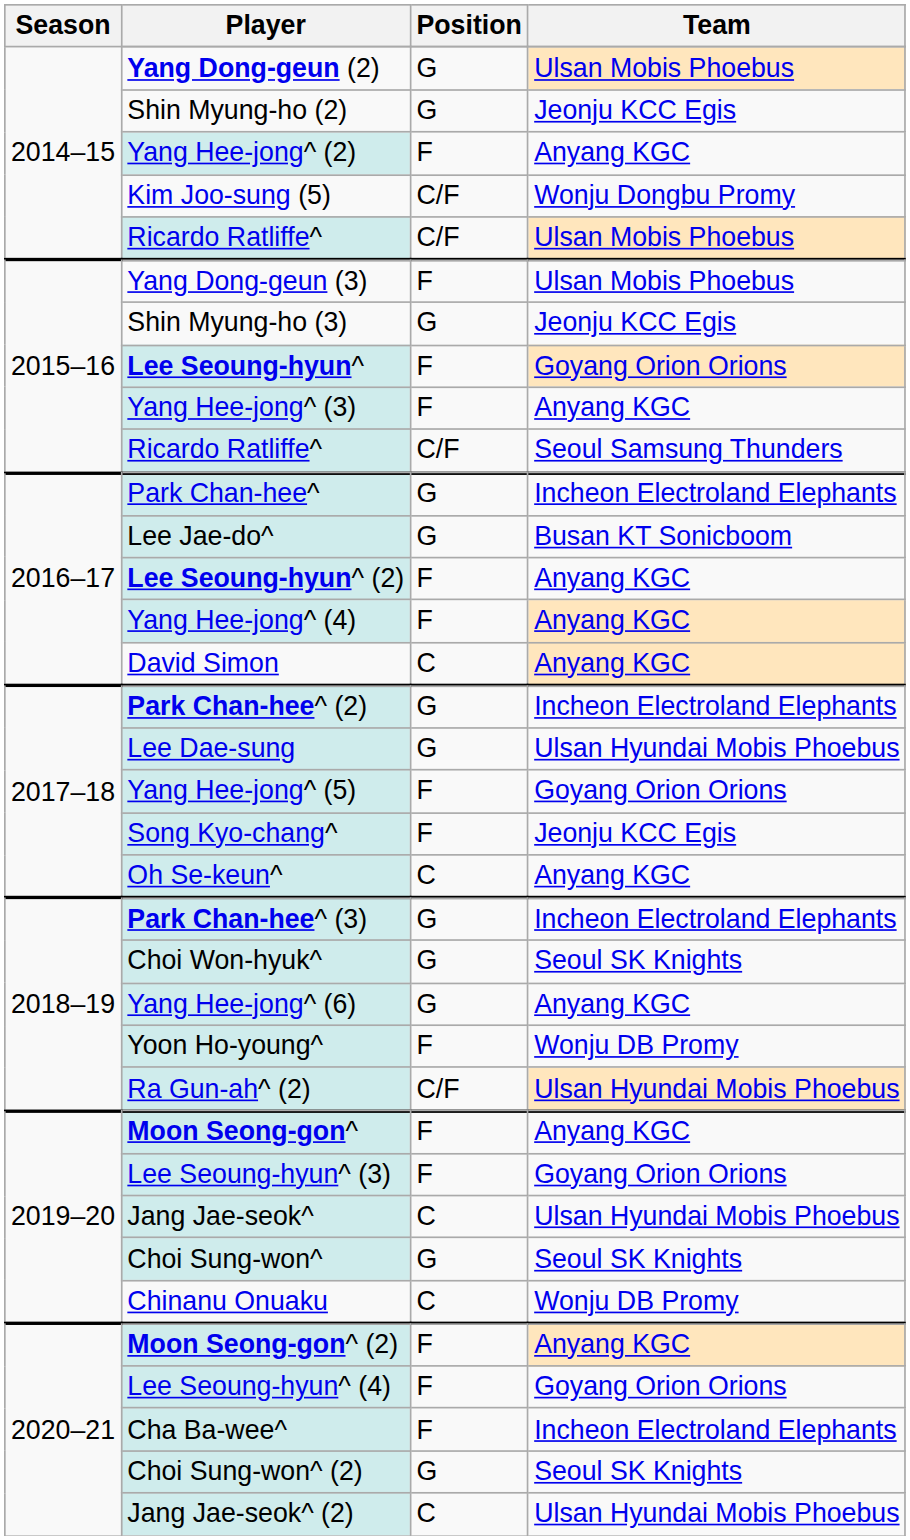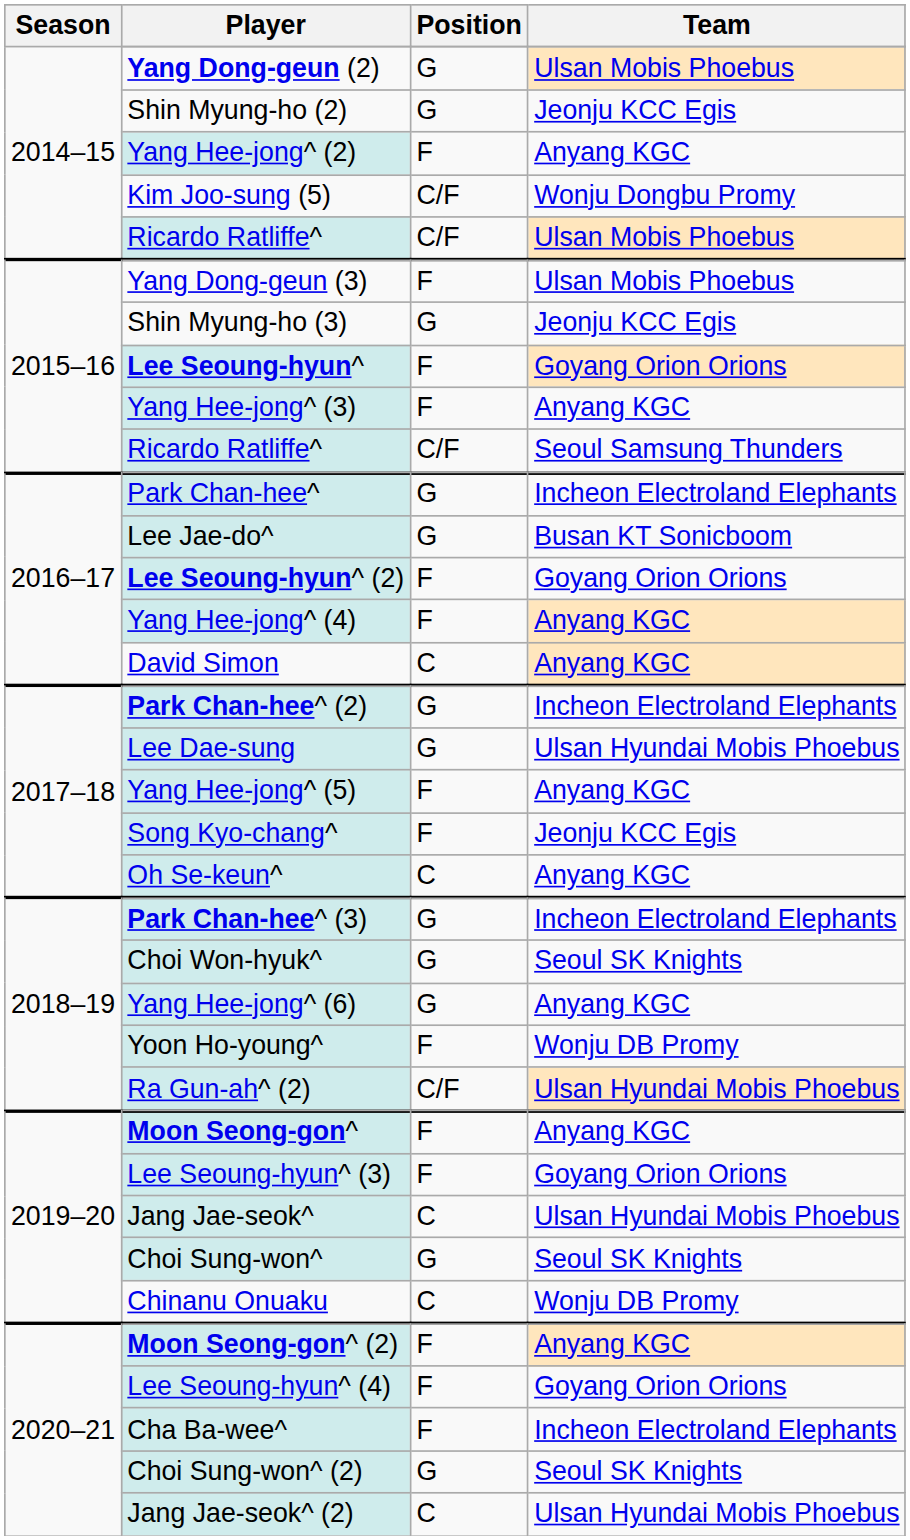(612, 578) Anyang KGC -> (660, 578) Goyang Orion Orions
(660, 790) Goyang Orion Orions -> (612, 790) Anyang KGC
